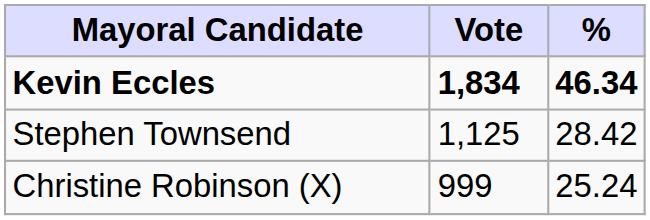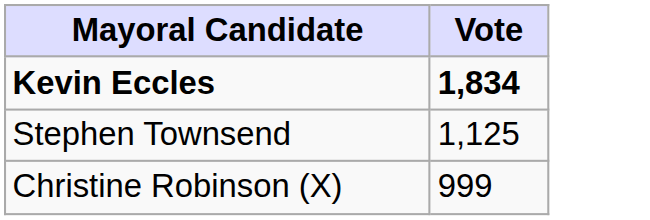- column: (596, 30)
